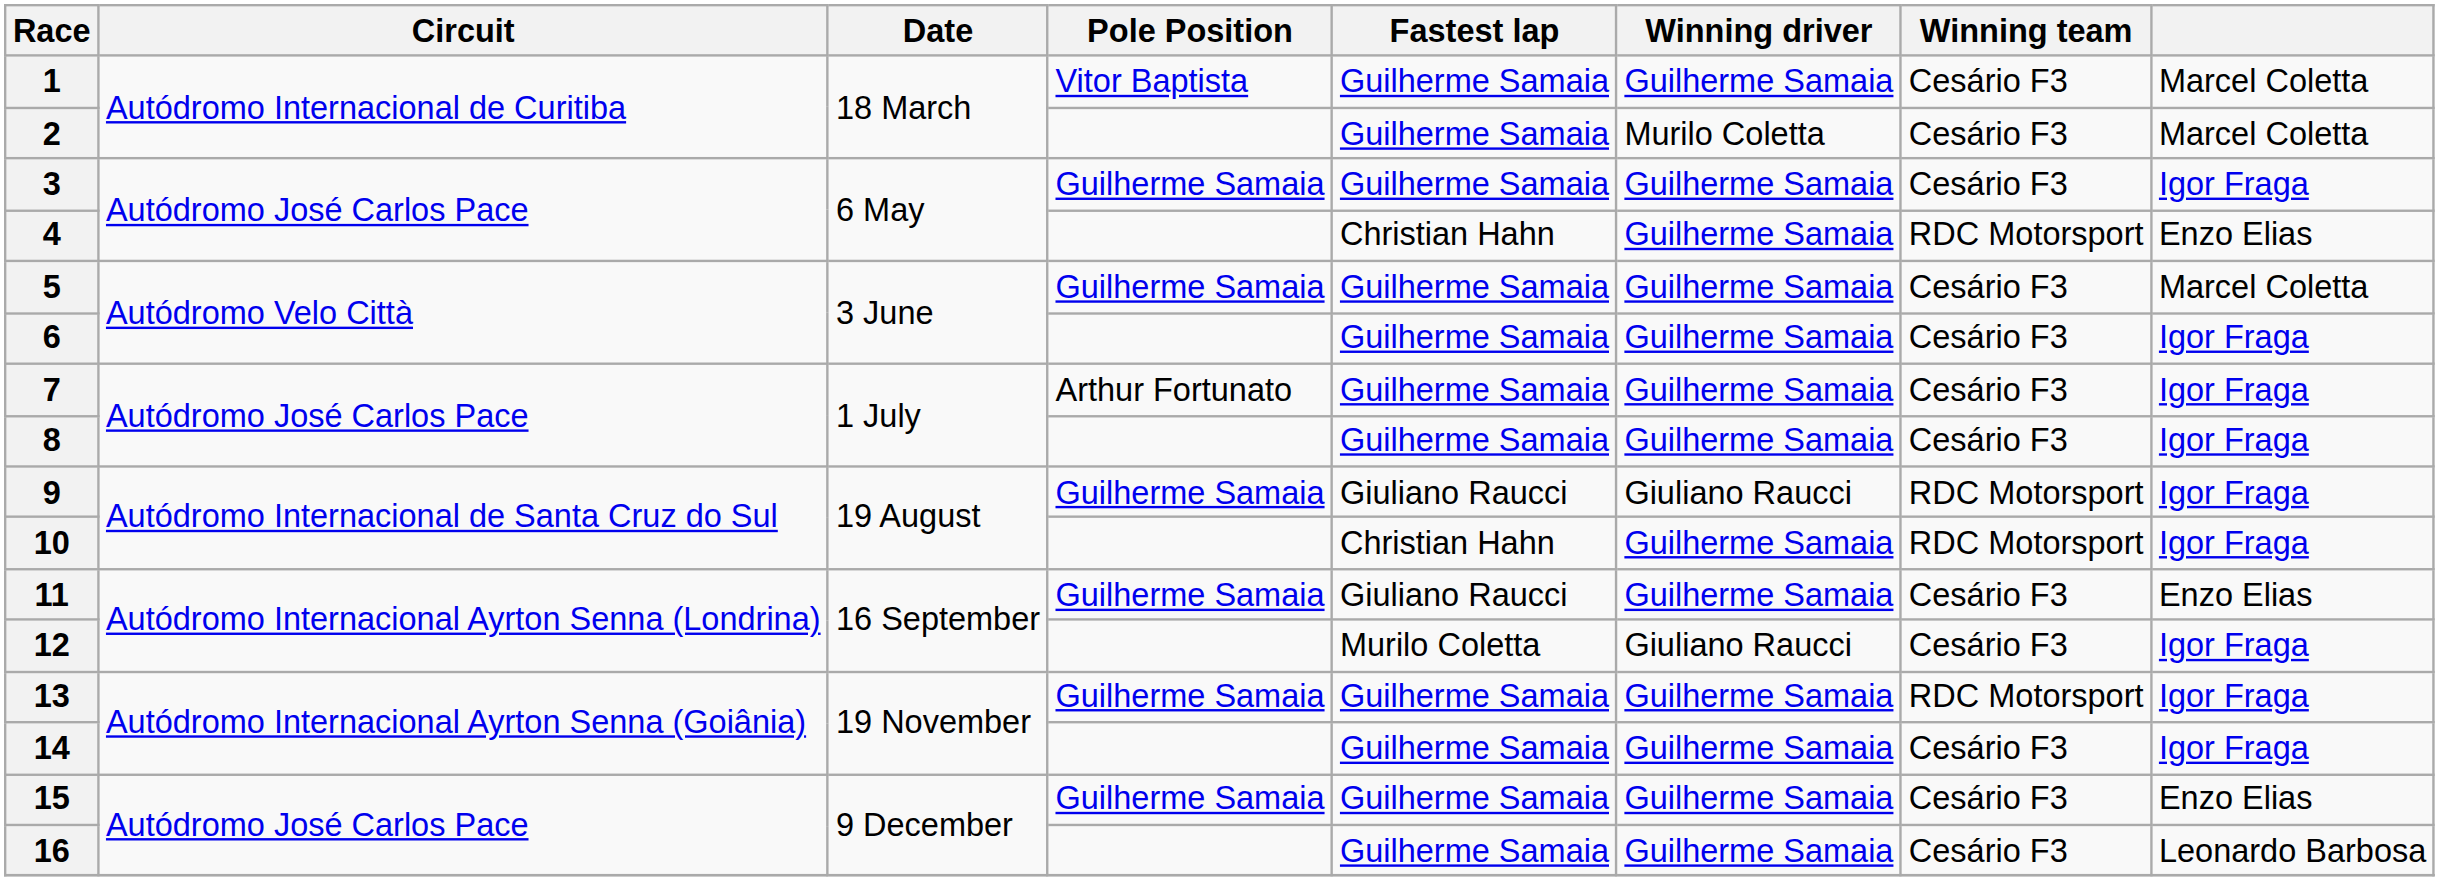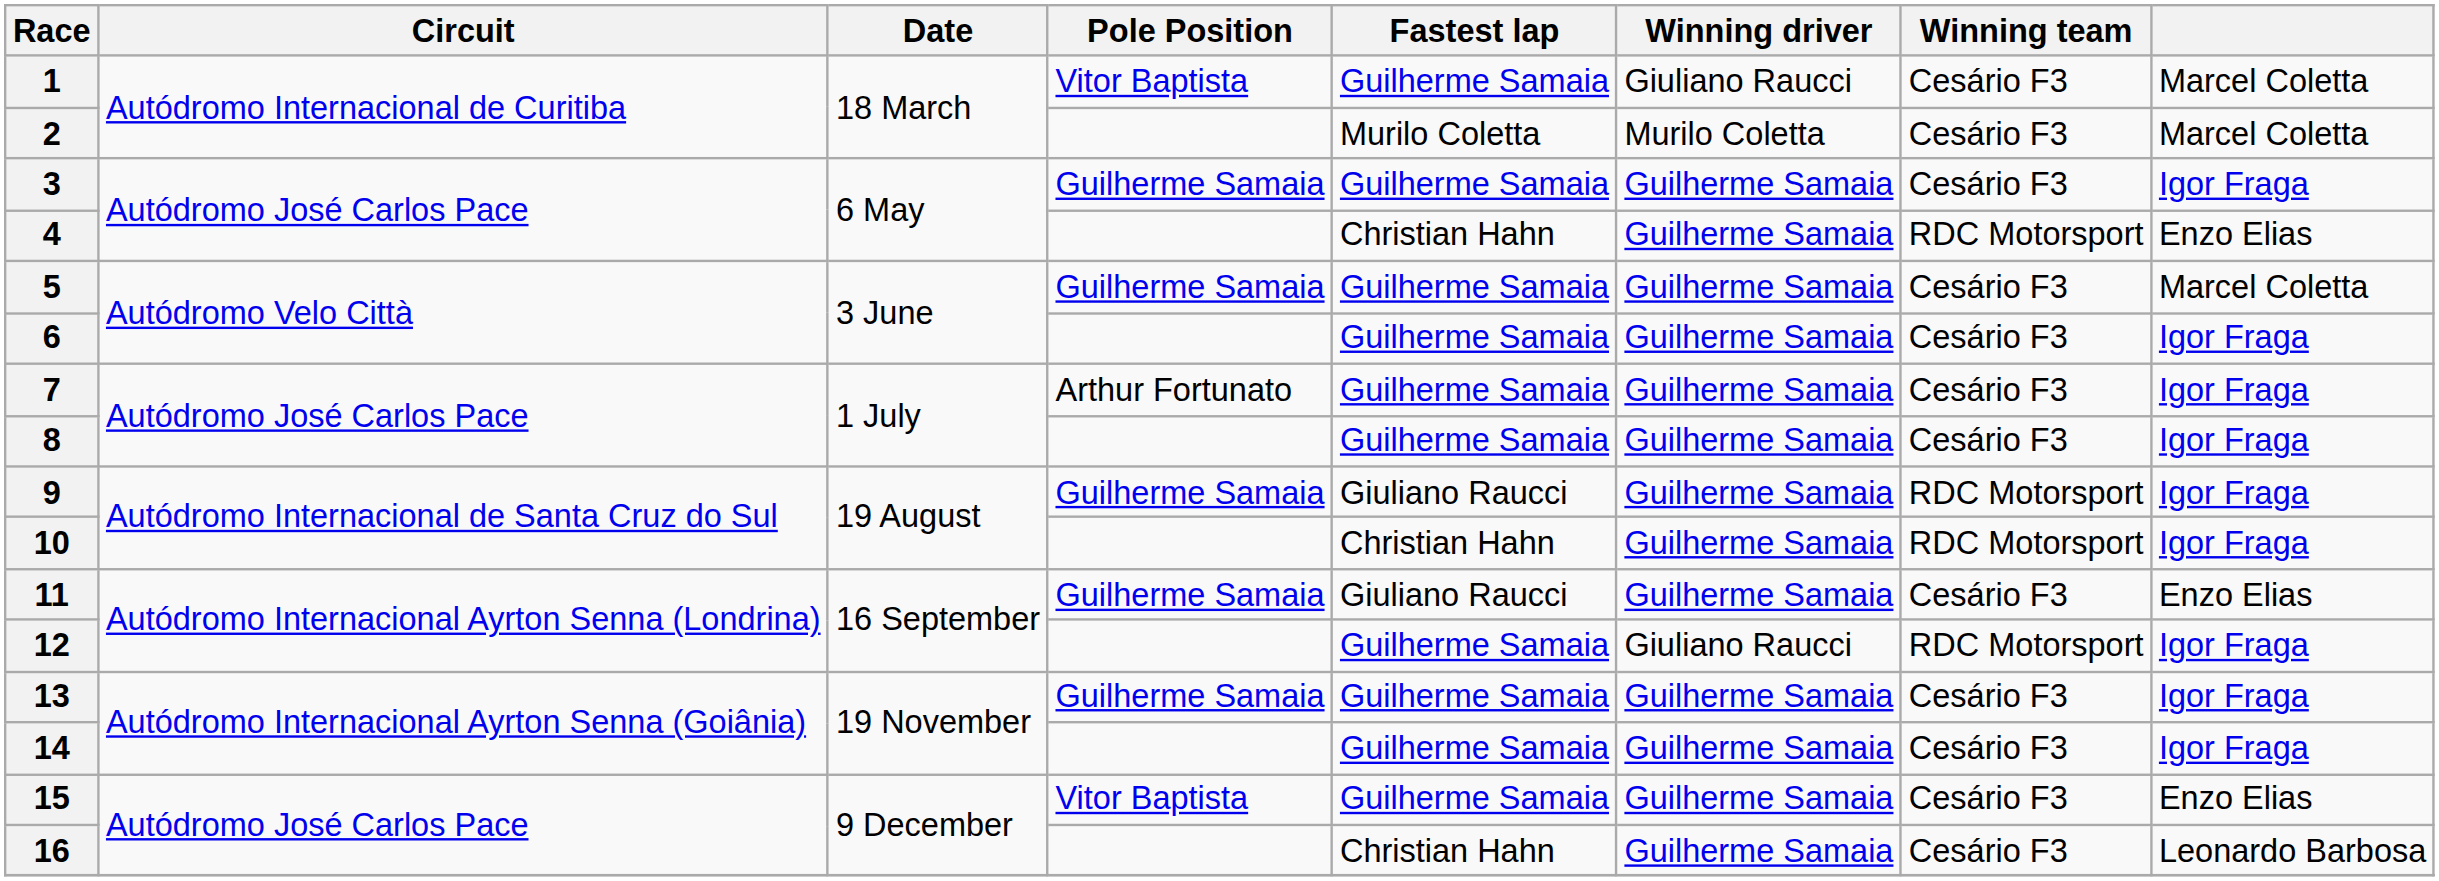(1759, 82) Guilherme Samaia -> (1738, 82) Giuliano Raucci
(1474, 133) Guilherme Samaia -> (1440, 133) Murilo Coletta
(1738, 492) Giuliano Raucci -> (1759, 492) Guilherme Samaia
(1440, 645) Murilo Coletta -> (1474, 645) Guilherme Samaia
(1988, 645) Cesário F3 -> (2026, 645) RDC Motorsport
(2026, 696) RDC Motorsport -> (1988, 696) Cesário F3
(1190, 799) Guilherme Samaia -> (1152, 799) Vitor Baptista
(1474, 850) Guilherme Samaia -> (1447, 850) Christian Hahn
